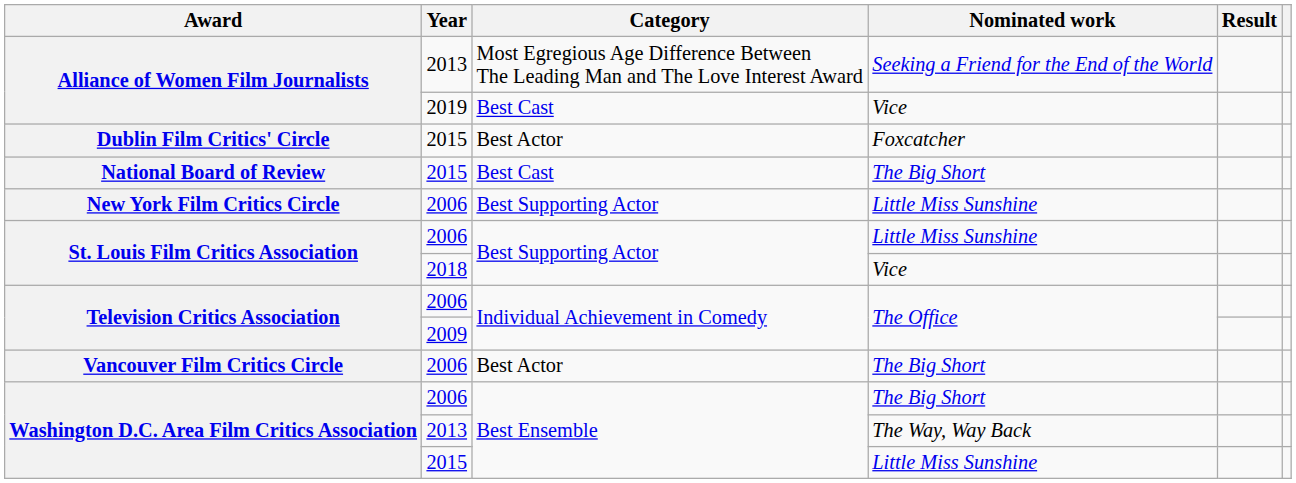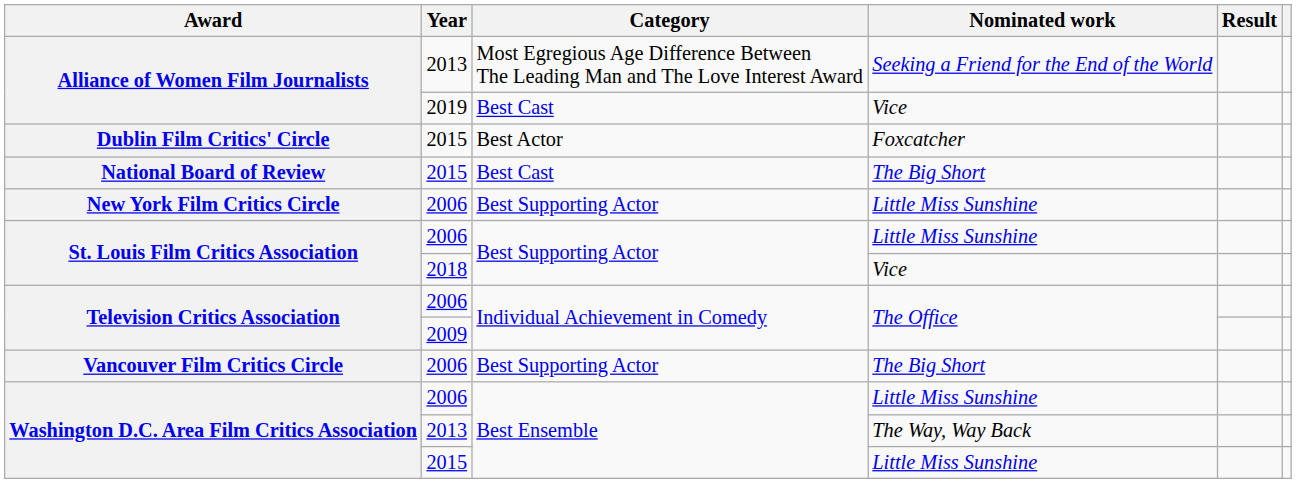(520, 365) Best Actor -> (567, 365) Best Supporting Actor
(929, 397) The Big Short -> (955, 397) Little Miss Sunshine
